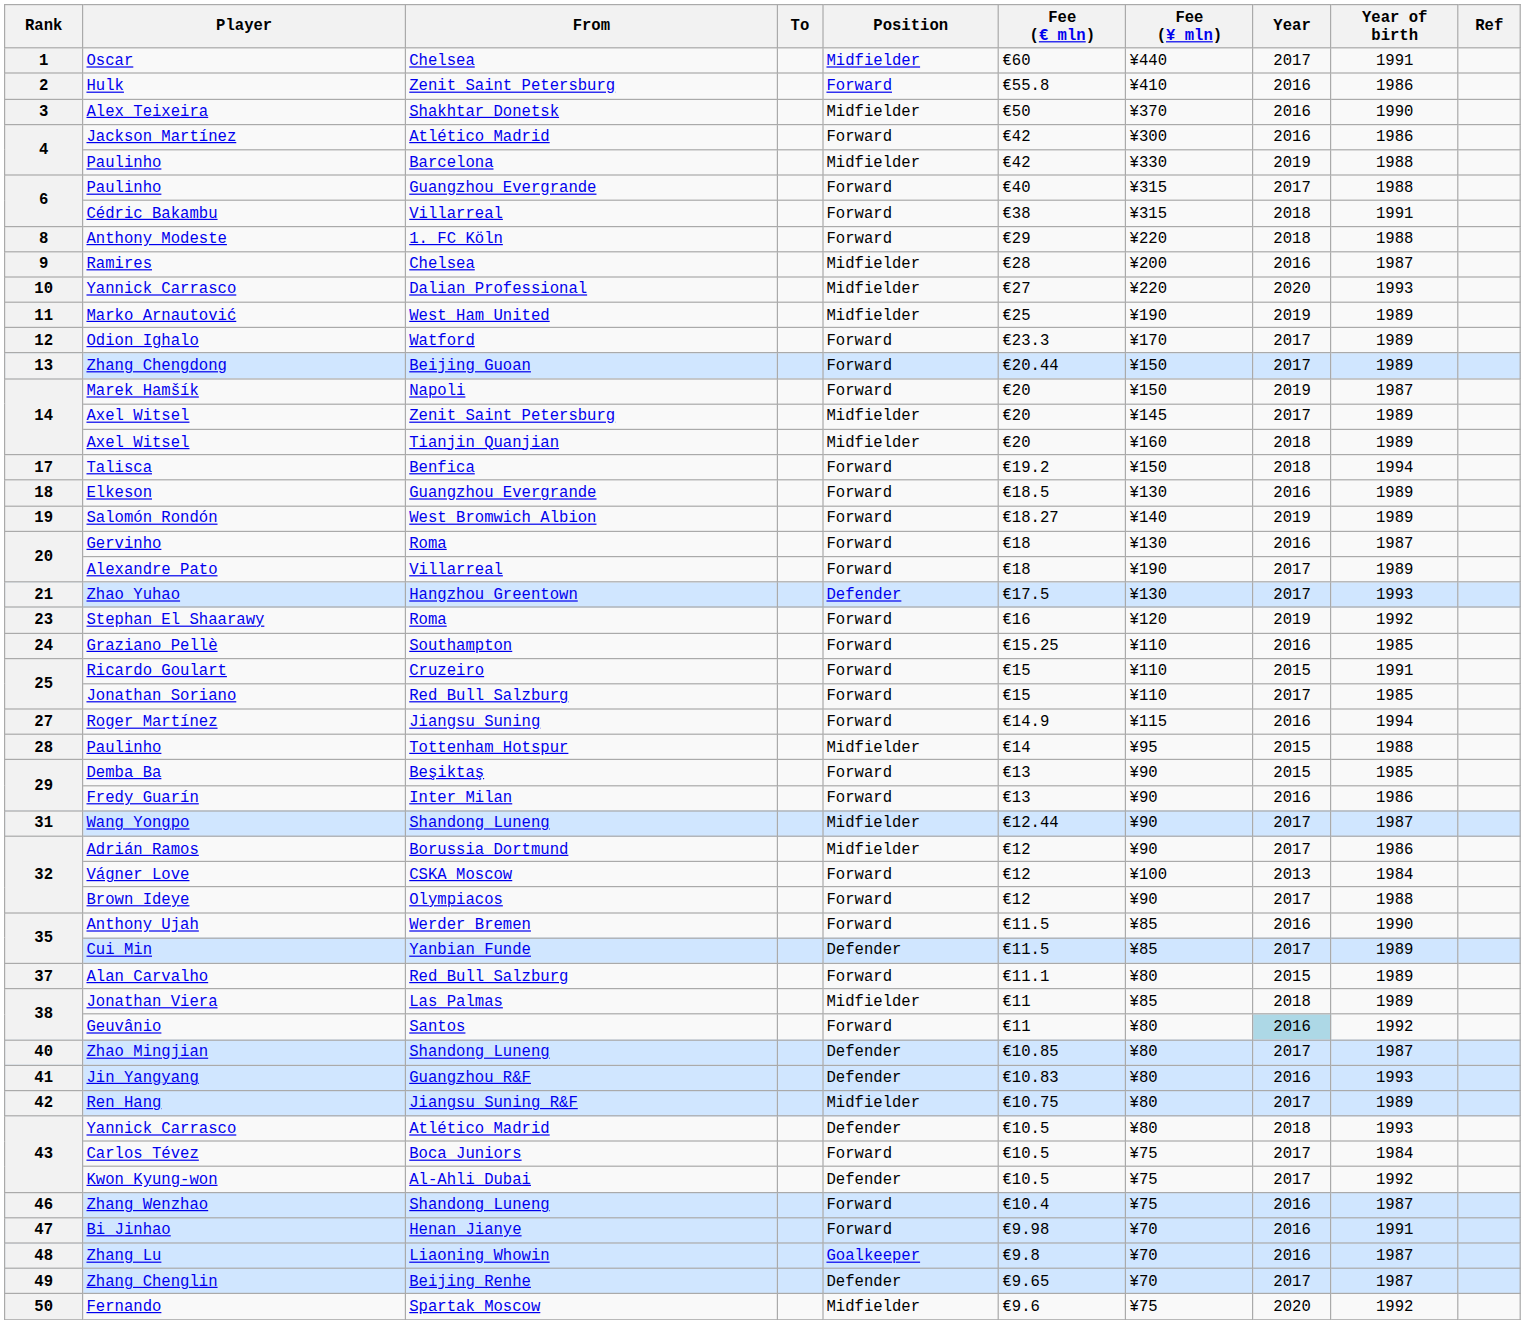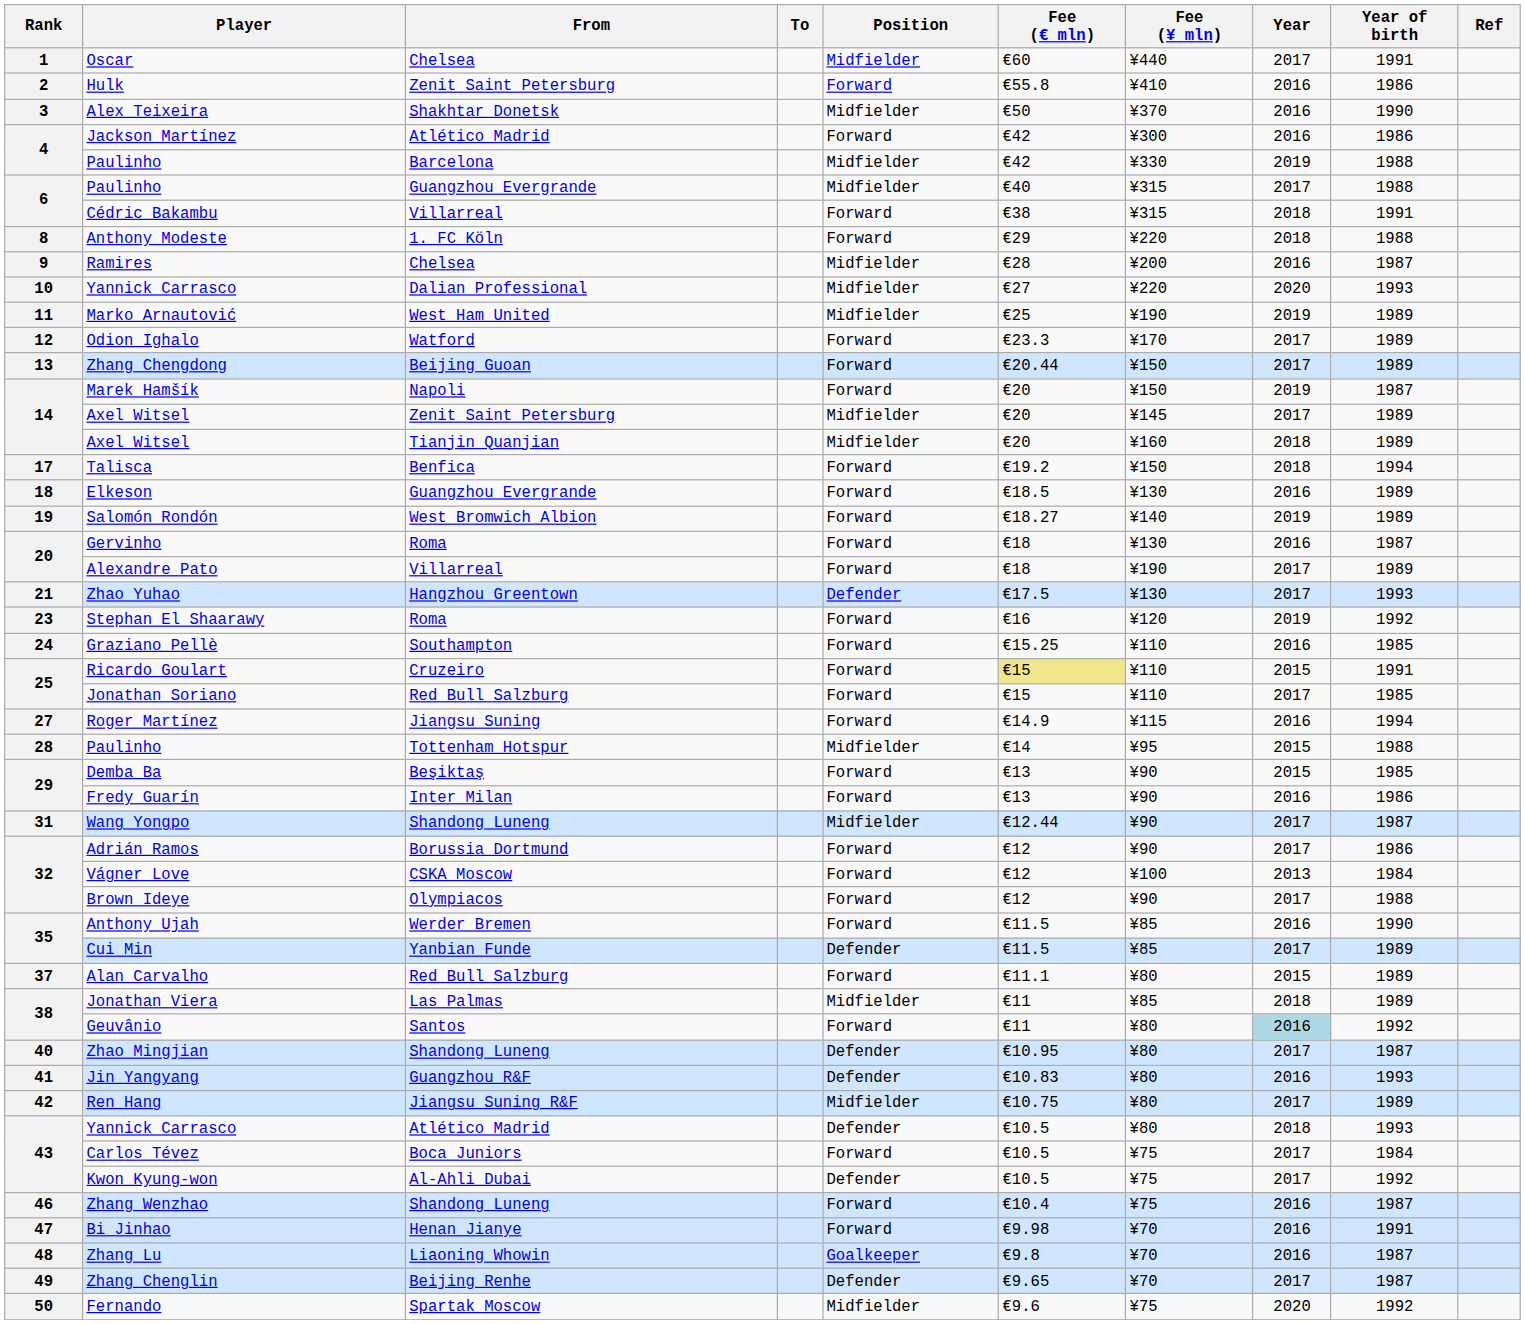(859, 188) Forward -> (873, 188) Midfielder
(1017, 671) no background -> (1017, 671) khaki background
(873, 849) Midfielder -> (859, 849) Forward
(1031, 1052) €10.85 -> (1031, 1052) €10.95
